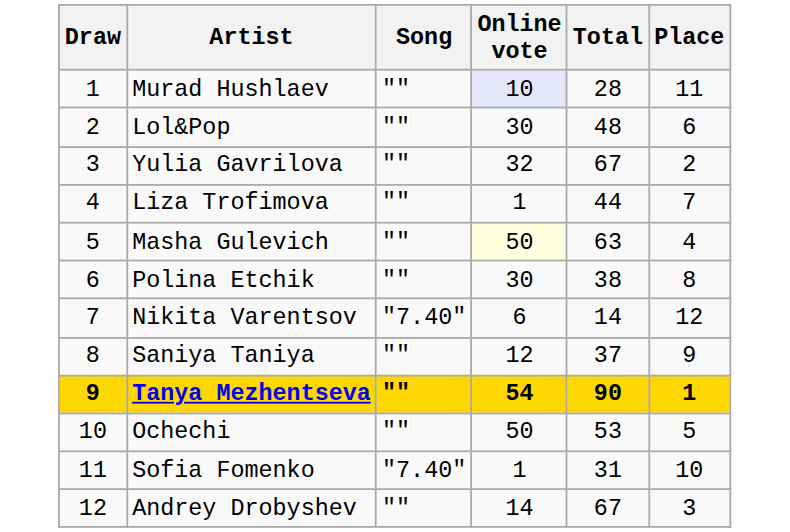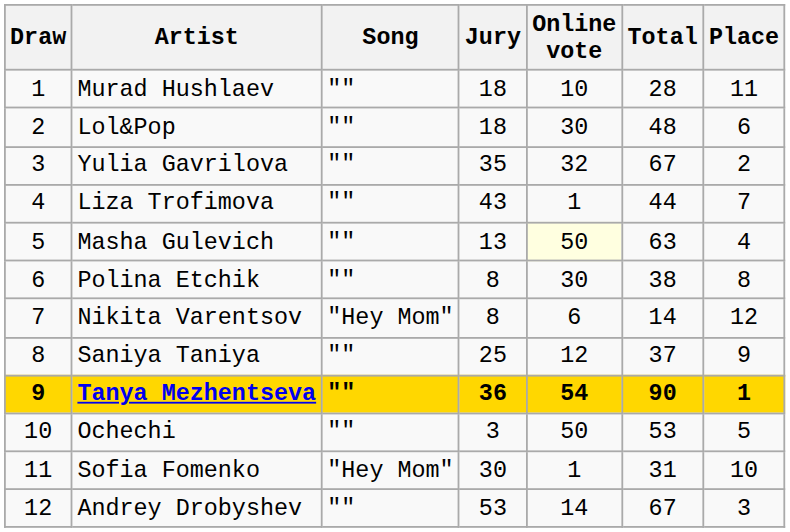+ column: (493, 37)
(520, 89) lavender background -> (574, 89) no background
(424, 318) "7.40" -> (390, 318) "Hey Mom"
(424, 470) "7.40" -> (390, 470) "Hey Mom"
